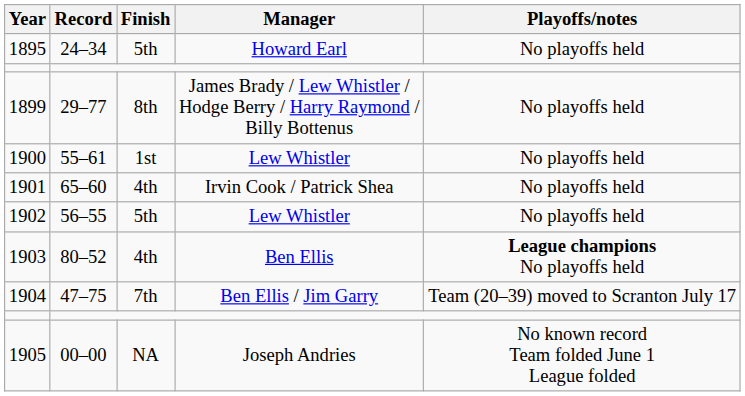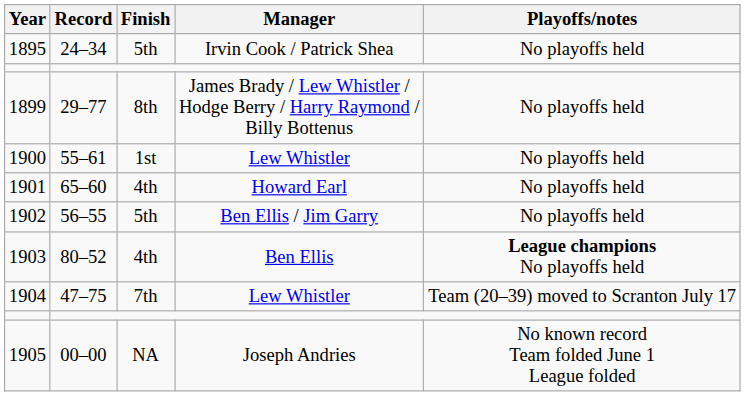(299, 48) Howard Earl -> (299, 48) Irvin Cook / Patrick Shea
(299, 187) Irvin Cook / Patrick Shea -> (299, 187) Howard Earl
(299, 216) Lew Whistler -> (299, 216) Ben Ellis / Jim Garry
(299, 296) Ben Ellis / Jim Garry -> (299, 296) Lew Whistler
